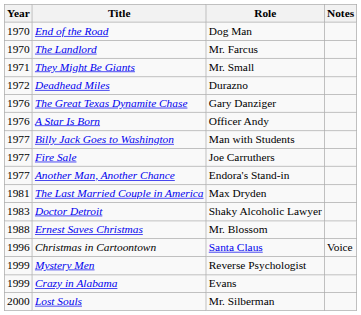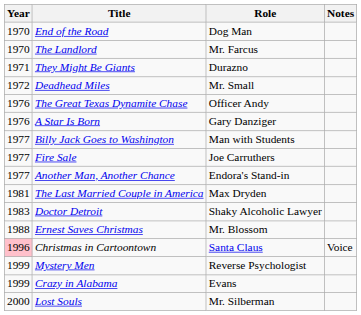(232, 67) Mr. Small -> (228, 67) Durazno
(228, 85) Durazno -> (232, 85) Mr. Small
(242, 103) Gary Danziger -> (239, 103) Officer Andy
(239, 121) Officer Andy -> (242, 121) Gary Danziger
(18, 247) no background -> (18, 247) pink background
